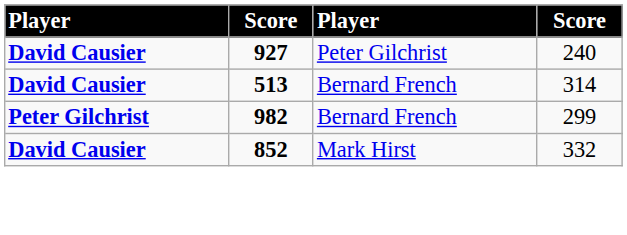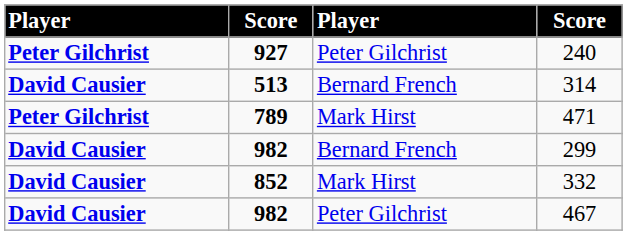(77, 52) David Causier -> (79, 52) Peter Gilchrist
+ row: (580, 117)
(79, 117) Peter Gilchrist -> (77, 149) David Causier
+ row: (580, 213)
